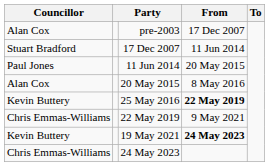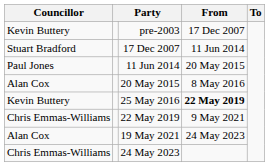(28, 30) Alan Cox -> (38, 30) Kevin Buttery
(38, 135) Kevin Buttery -> (28, 135) Alan Cox
(215, 135) bold -> (215, 135) normal
